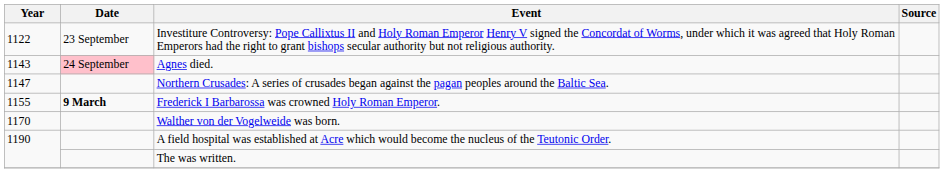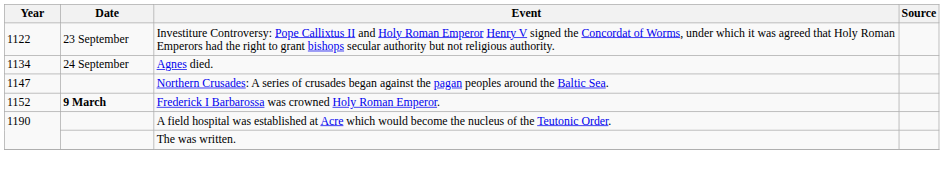(19, 64) 1143 -> (19, 64) 1134
(96, 64) pink background -> (96, 64) no background
(19, 102) 1155 -> (19, 102) 1152
- row: (248, 121)
